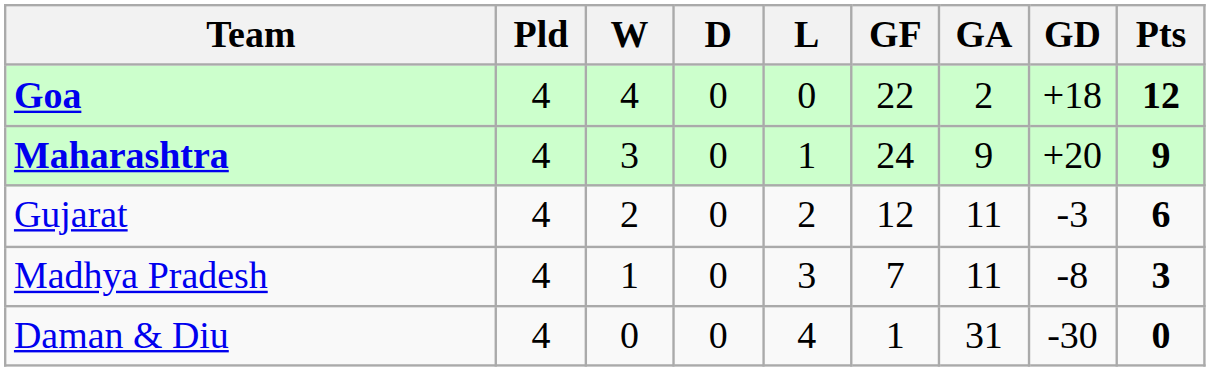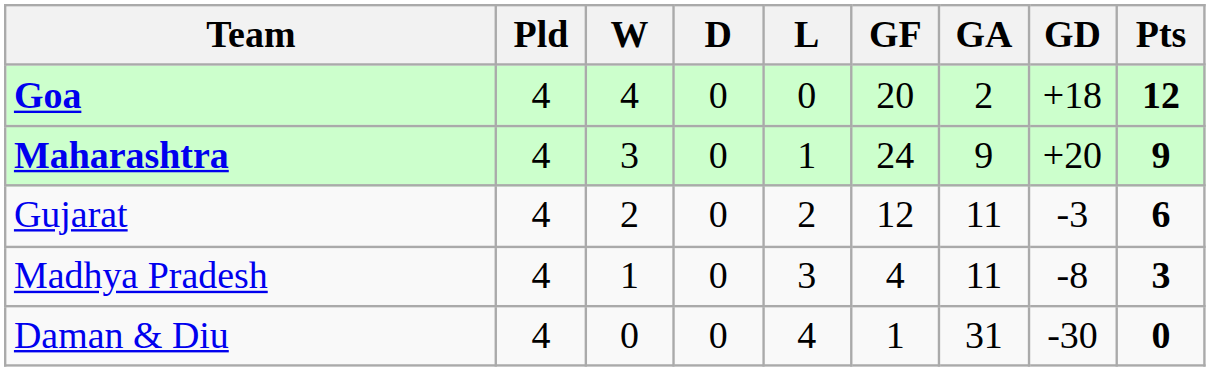(895, 94) 22 -> (895, 94) 20
(895, 275) 7 -> (895, 275) 4
